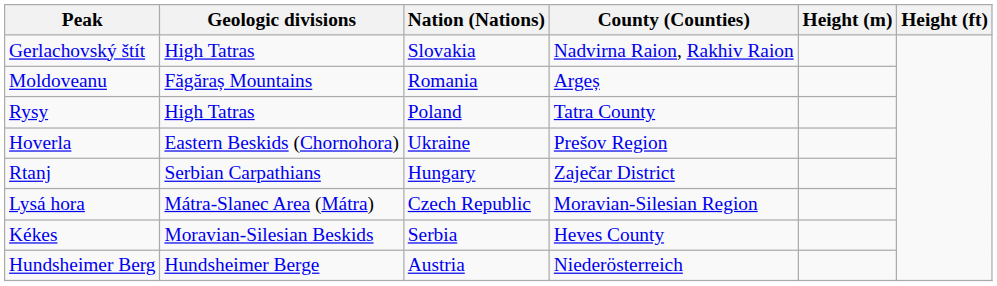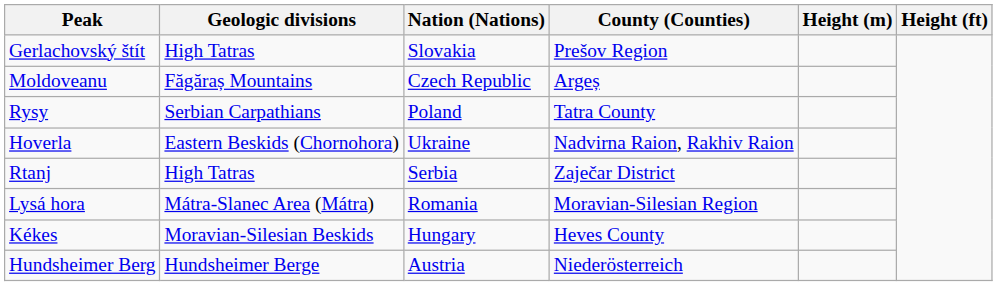(674, 50) Nadvirna Raion, Rakhiv Raion -> (611, 50) Prešov Region
(443, 81) Romania -> (469, 81) Czech Republic
(210, 111) High Tatras -> (243, 111) Serbian Carpathians
(611, 142) Prešov Region -> (674, 142) Nadvirna Raion, Rakhiv Raion
(243, 173) Serbian Carpathians -> (210, 173) High Tatras
(442, 173) Hungary -> (433, 173) Serbia
(469, 204) Czech Republic -> (443, 204) Romania
(433, 234) Serbia -> (442, 234) Hungary
